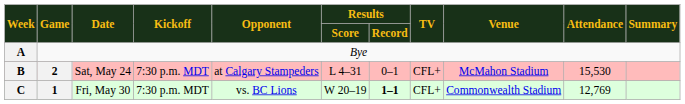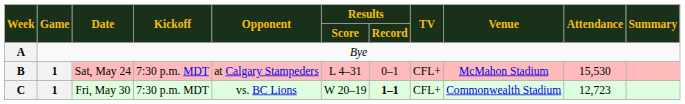(55, 71) 2 -> (55, 71) 1
(595, 90) 12,769 -> (595, 90) 12,723
